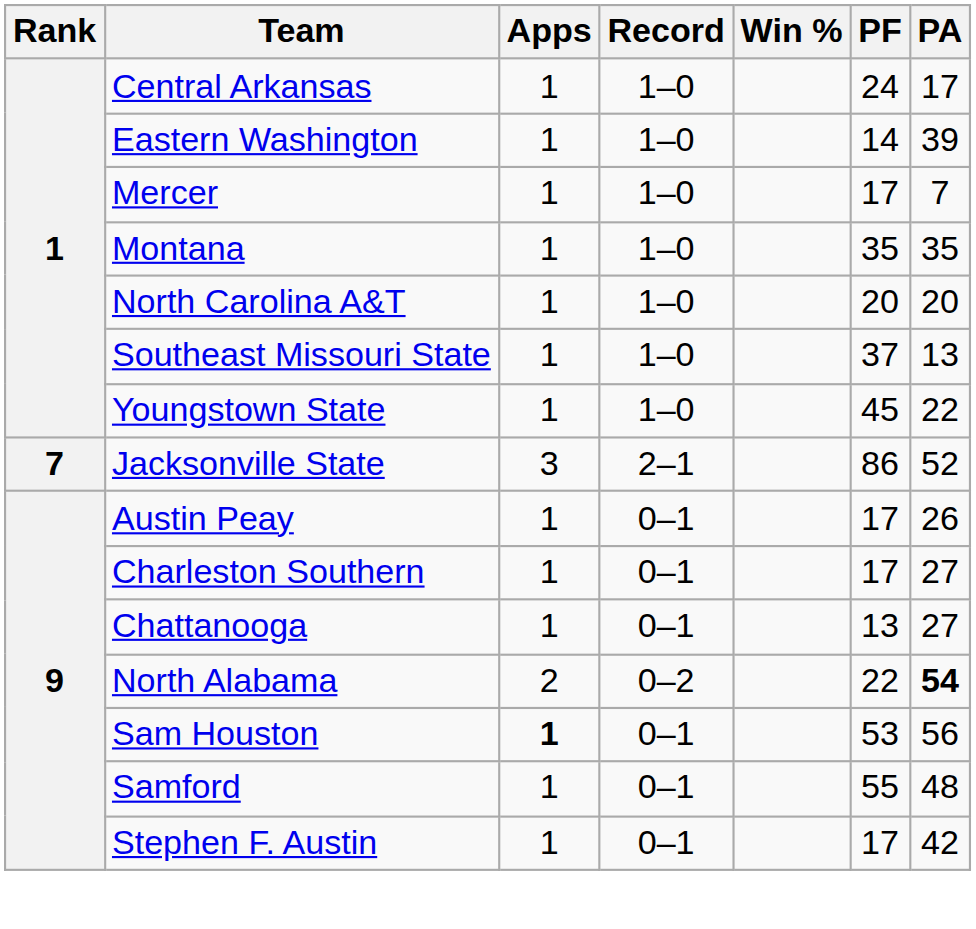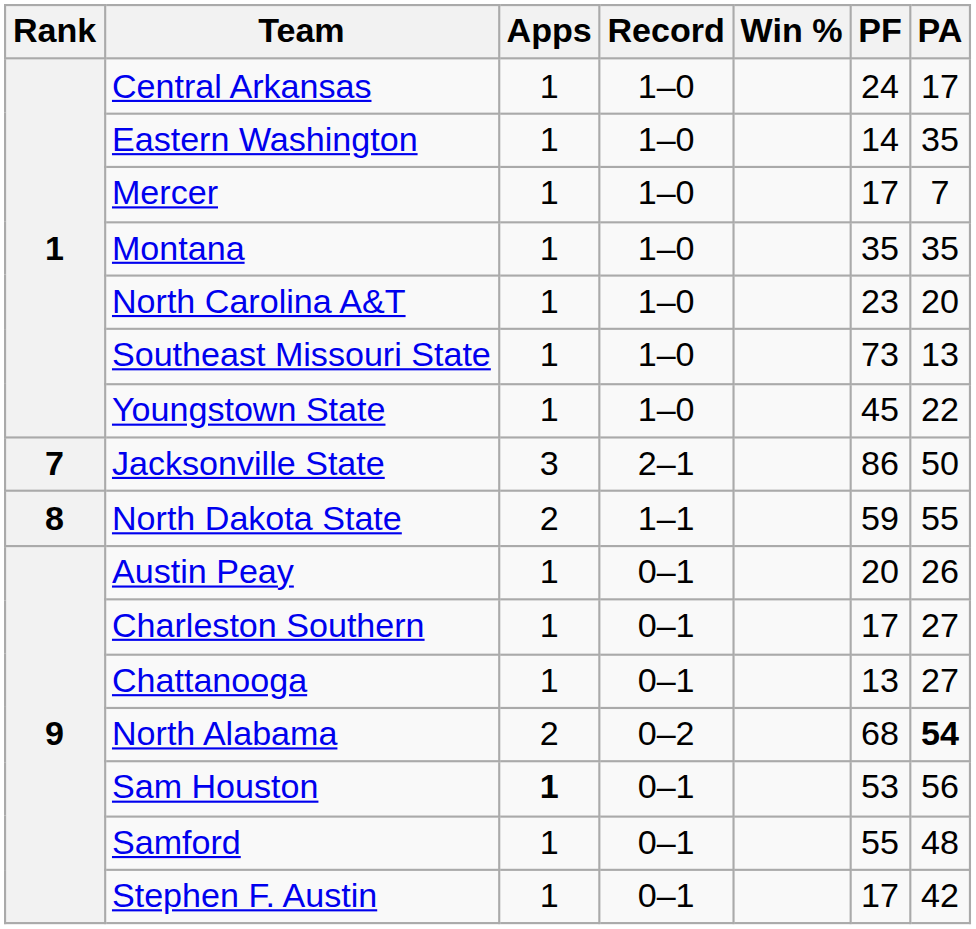(940, 139) 39 -> (940, 139) 35
(880, 301) 20 -> (880, 301) 23
(880, 355) 37 -> (880, 355) 73
(940, 463) 52 -> (940, 463) 50
+ row: (257, 517)
(880, 517) 17 -> (880, 572) 20
(880, 680) 22 -> (880, 734) 68
